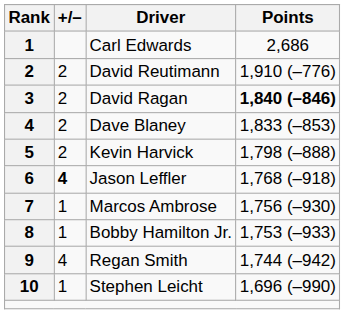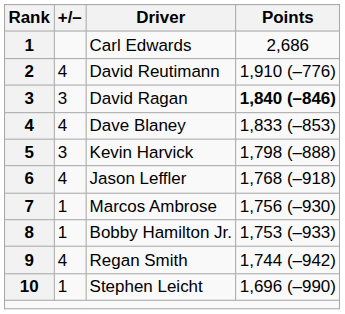(62, 71) 2 -> (62, 71) 4
(62, 98) 2 -> (62, 98) 3
(62, 125) 2 -> (62, 125) 4
(62, 152) 2 -> (62, 152) 3
(62, 179) bold -> (62, 179) normal
